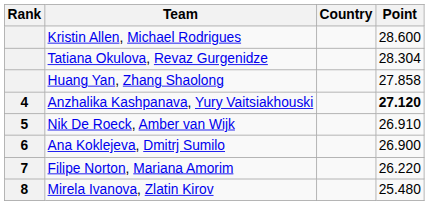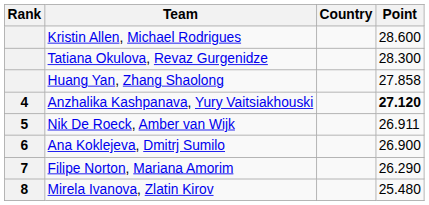(400, 59) 28.304 -> (400, 59) 28.300
(400, 124) 26.910 -> (399, 124) 26.911
(400, 168) 26.220 -> (400, 168) 26.290
